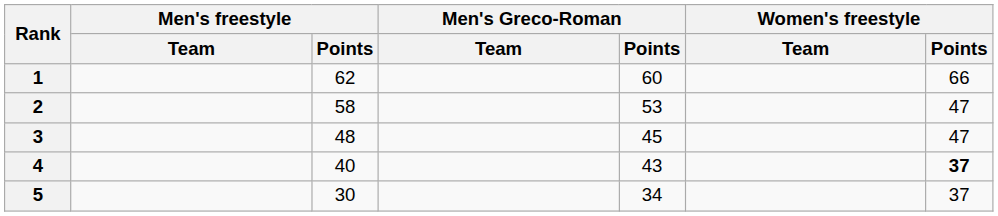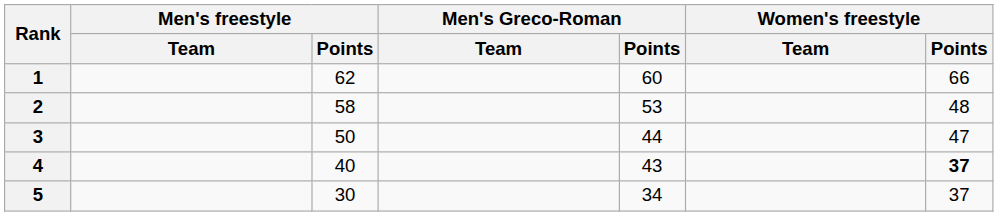(959, 107) 47 -> (959, 107) 48
(345, 136) 48 -> (345, 136) 50
(652, 136) 45 -> (652, 136) 44
